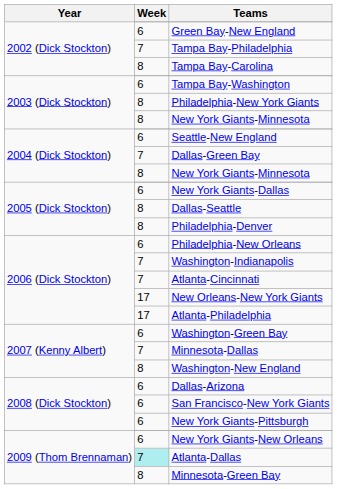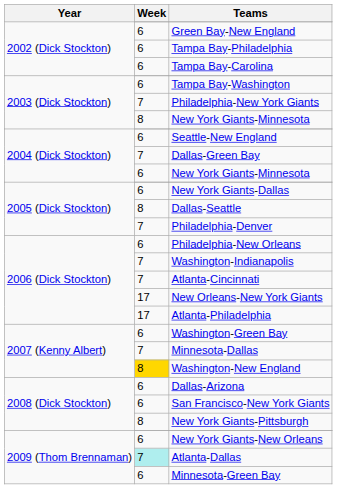(140, 48) 7 -> (140, 48) 6
(140, 66) 8 -> (140, 66) 6
(140, 102) 8 -> (140, 102) 7
(140, 173) 8 -> (140, 173) 6
(140, 226) 8 -> (140, 226) 7
(140, 368) no background -> (140, 368) gold background
(140, 421) 6 -> (140, 421) 8
(140, 475) 8 -> (140, 475) 6
